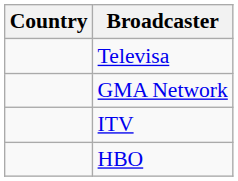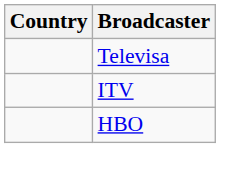- row: (163, 90)
